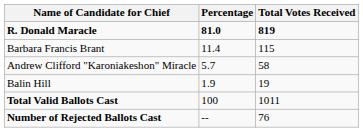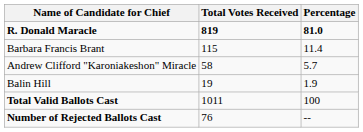columns swapped: (307, 13) <-> (227, 13)
